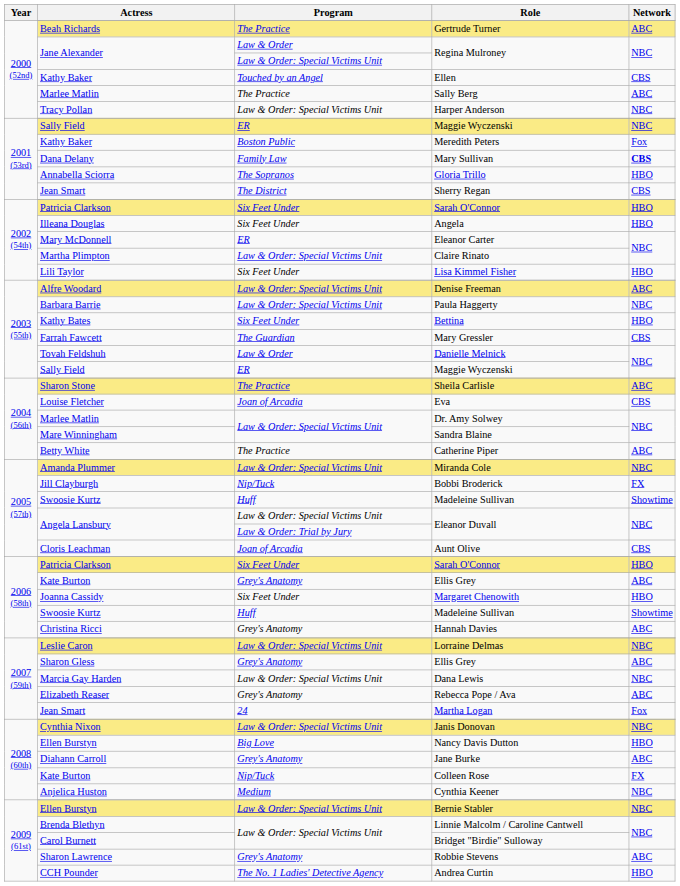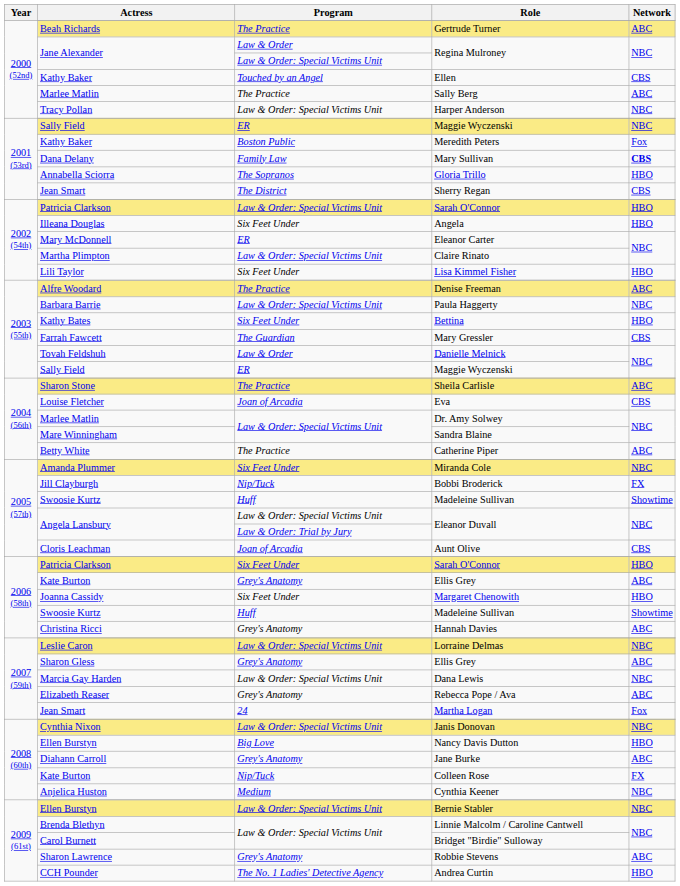(268, 207) Six Feet Under -> (310, 207) Law & Order: Special Victims Unit
(310, 288) Law & Order: Special Victims Unit -> (264, 288) The Practice
(310, 467) Law & Order: Special Victims Unit -> (268, 467) Six Feet Under
